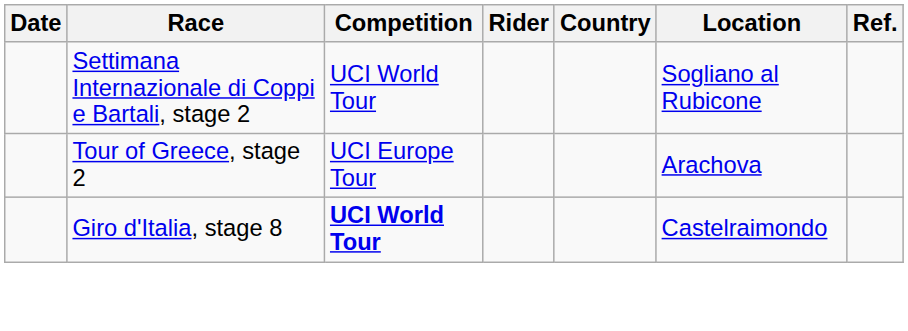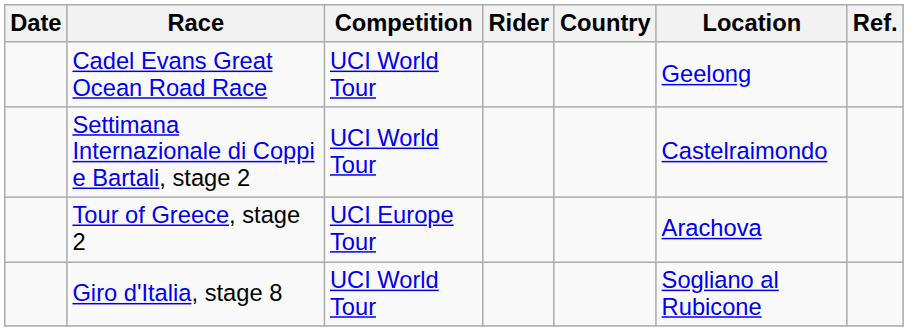+ row: (172, 74)
(720, 87) Sogliano al Rubicone -> (745, 151) Castelraimondo
(387, 229) bold -> (384, 293) normal
(745, 229) Castelraimondo -> (720, 293) Sogliano al Rubicone
